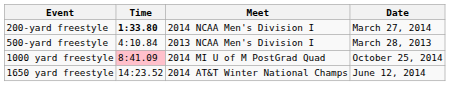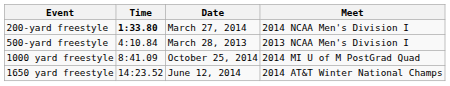columns swapped: (258, 12) <-> (398, 12)
(138, 58) pink background -> (138, 58) no background
